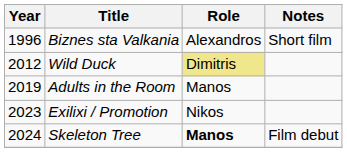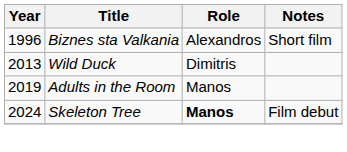(25, 64) 2012 -> (25, 64) 2013
(211, 64) khaki background -> (211, 64) no background
- row: (108, 111)
